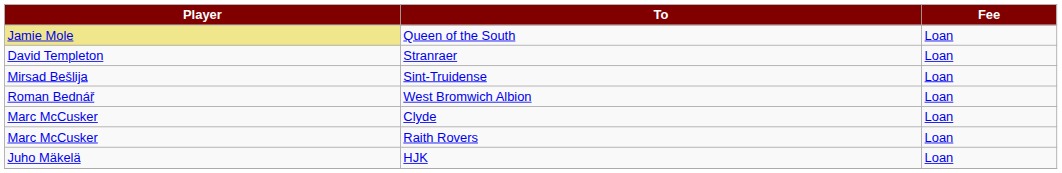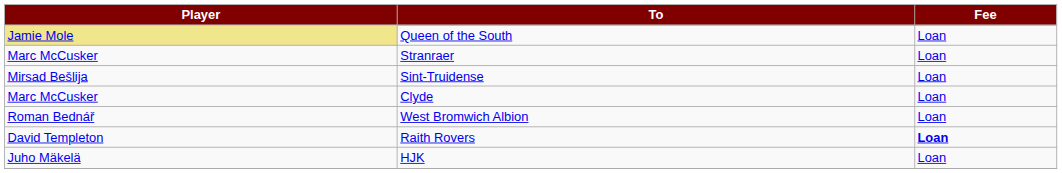(55, 56) David Templeton -> (53, 56) Marc McCusker
rows swapped: (467, 97) <-> (420, 117)
(53, 138) Marc McCusker -> (55, 138) David Templeton
(939, 138) normal -> (933, 138) bold
